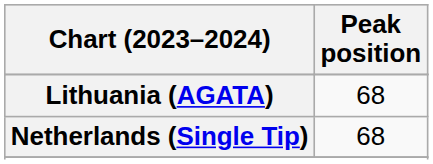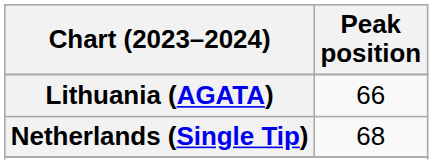(371, 95) 68 -> (371, 95) 66
